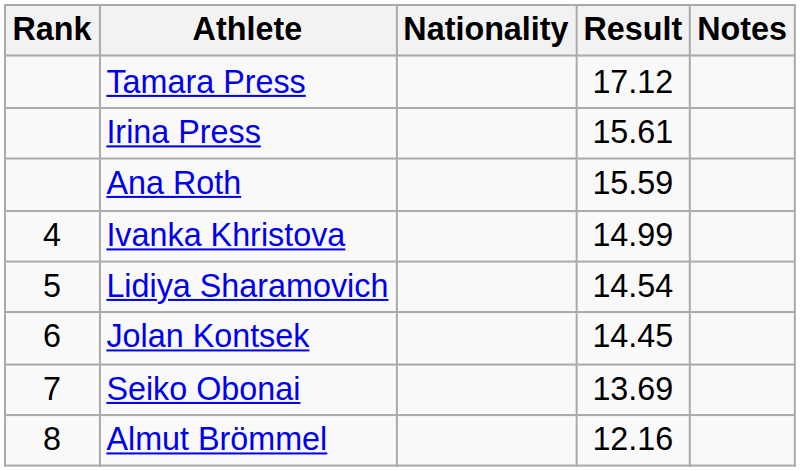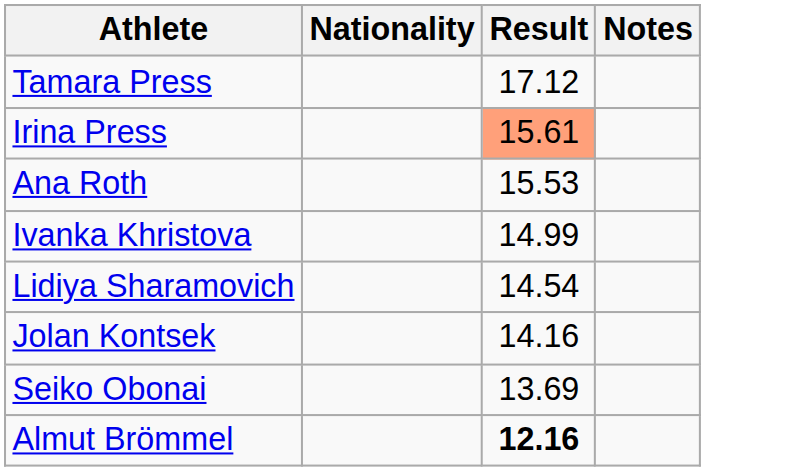- column: (52, 30)
(633, 132) no background -> (539, 132) lightsalmon background
(633, 183) 15.59 -> (539, 183) 15.53
(633, 337) 14.45 -> (539, 337) 14.16
(633, 440) normal -> (539, 440) bold
